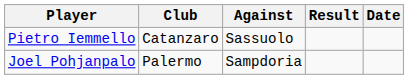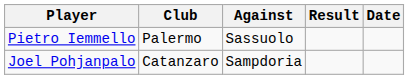(180, 39) Catanzaro -> (172, 39) Palermo
(172, 62) Palermo -> (180, 62) Catanzaro
